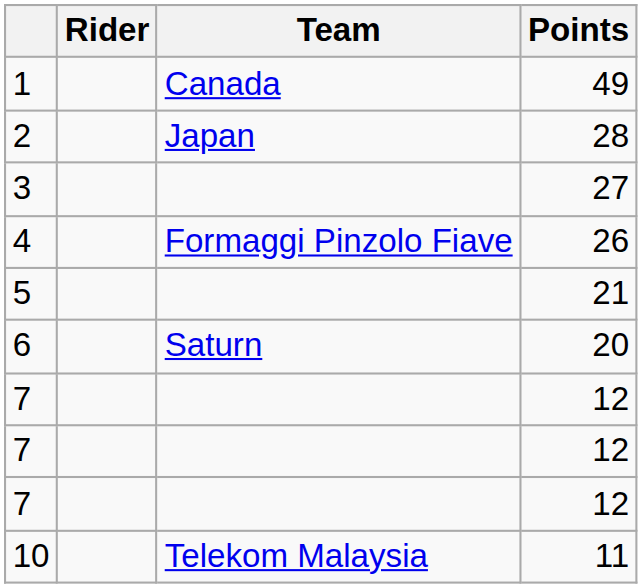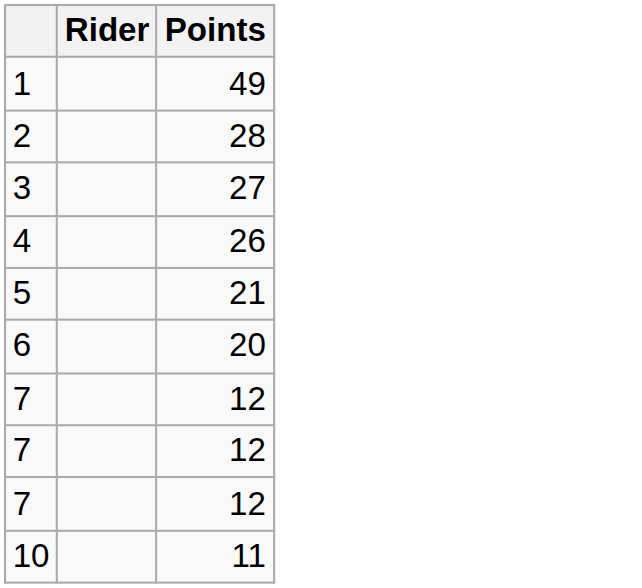- column: (339, 30)
